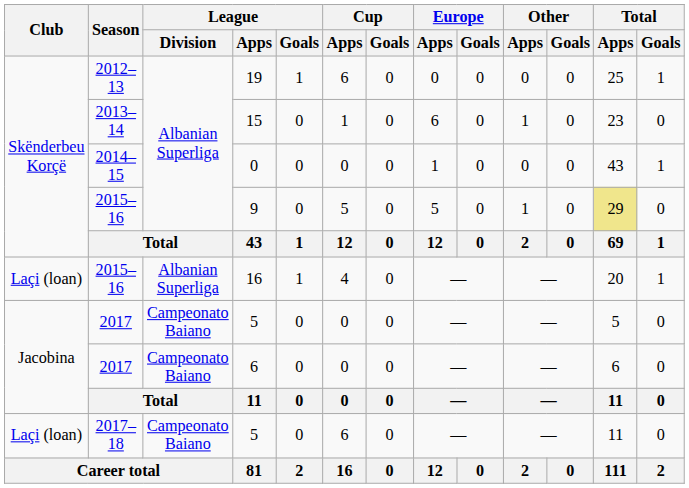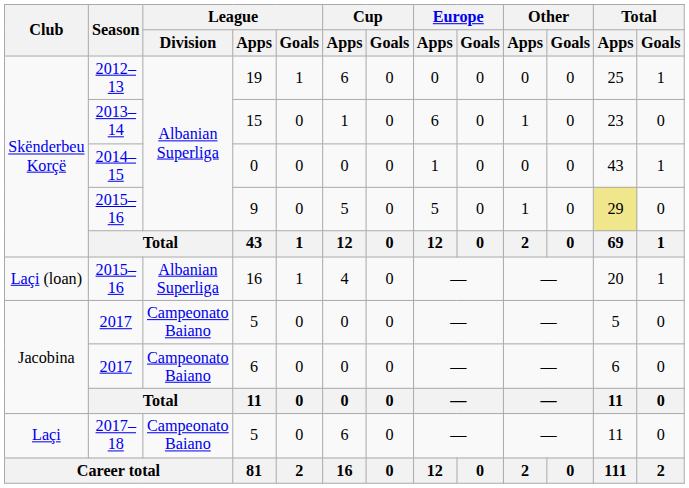(46, 435) Laçi (loan) -> (46, 435) Laçi
